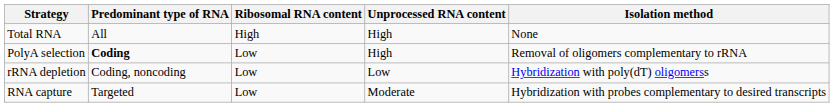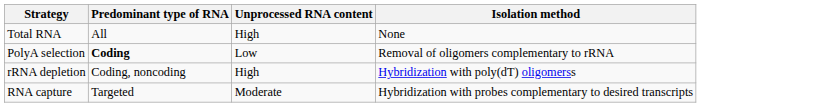- column: (298, 14)
(380, 53) High -> (246, 53) Low
(379, 72) Low -> (247, 72) High
